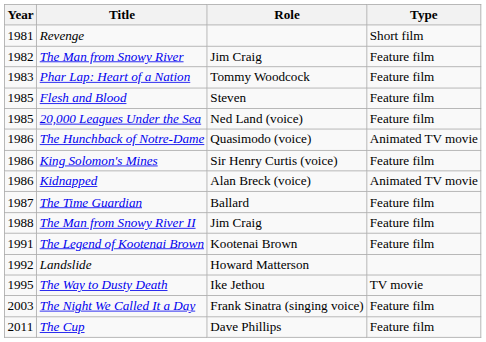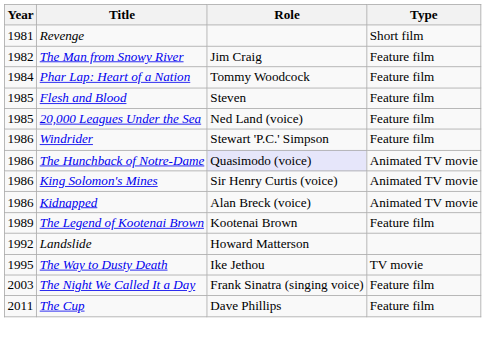(21, 77) 1983 -> (21, 77) 1984
+ row: (66, 139)
(261, 139) no background -> (261, 160) lavender background
(402, 160) Feature film -> (424, 181) Animated TV movie
- row: (91, 202)
- row: (118, 222)
(21, 243) 1991 -> (21, 222) 1989
